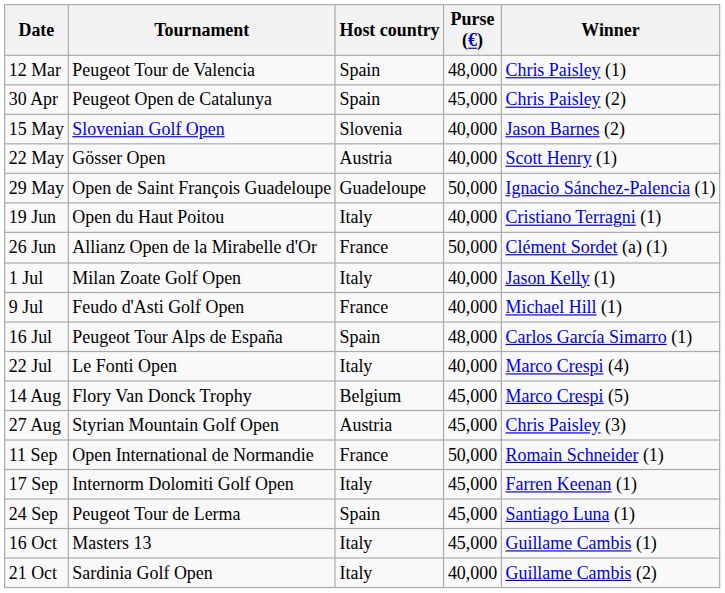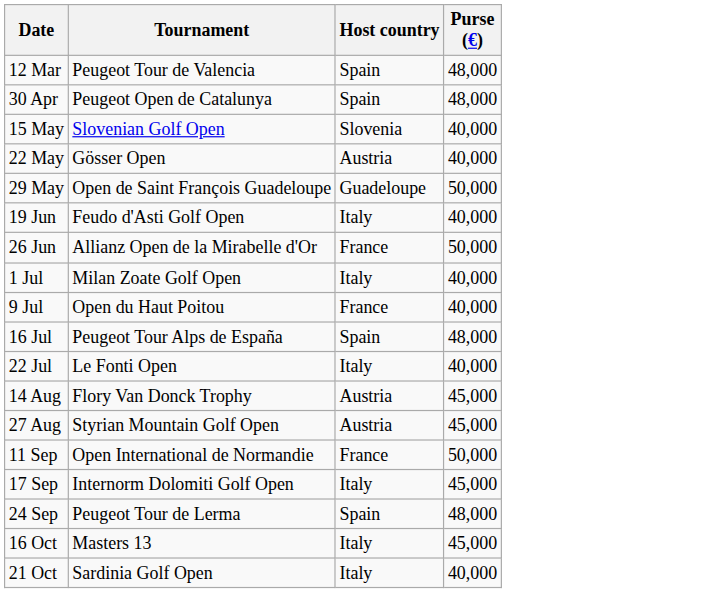- column: (610, 30)
(473, 99) 45,000 -> (473, 99) 48,000
(148, 218) Open du Haut Poitou -> (158, 218) Feudo d'Asti Golf Open
(158, 306) Feudo d'Asti Golf Open -> (148, 306) Open du Haut Poitou
(370, 395) Belgium -> (366, 395) Austria
(473, 513) 45,000 -> (473, 513) 48,000
